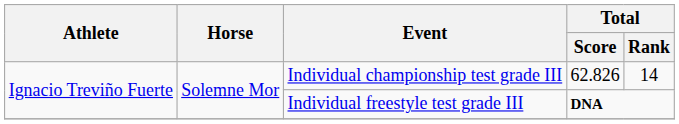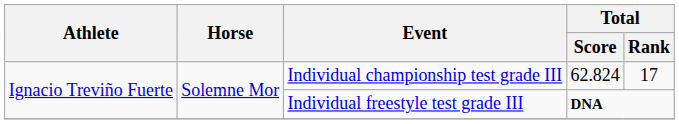(595, 75) 62.826 -> (595, 75) 62.824
(649, 75) 14 -> (649, 75) 17
